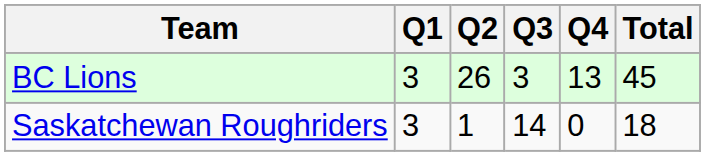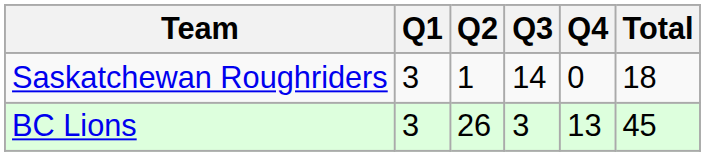rows swapped: (200, 126) <-> (74, 77)
